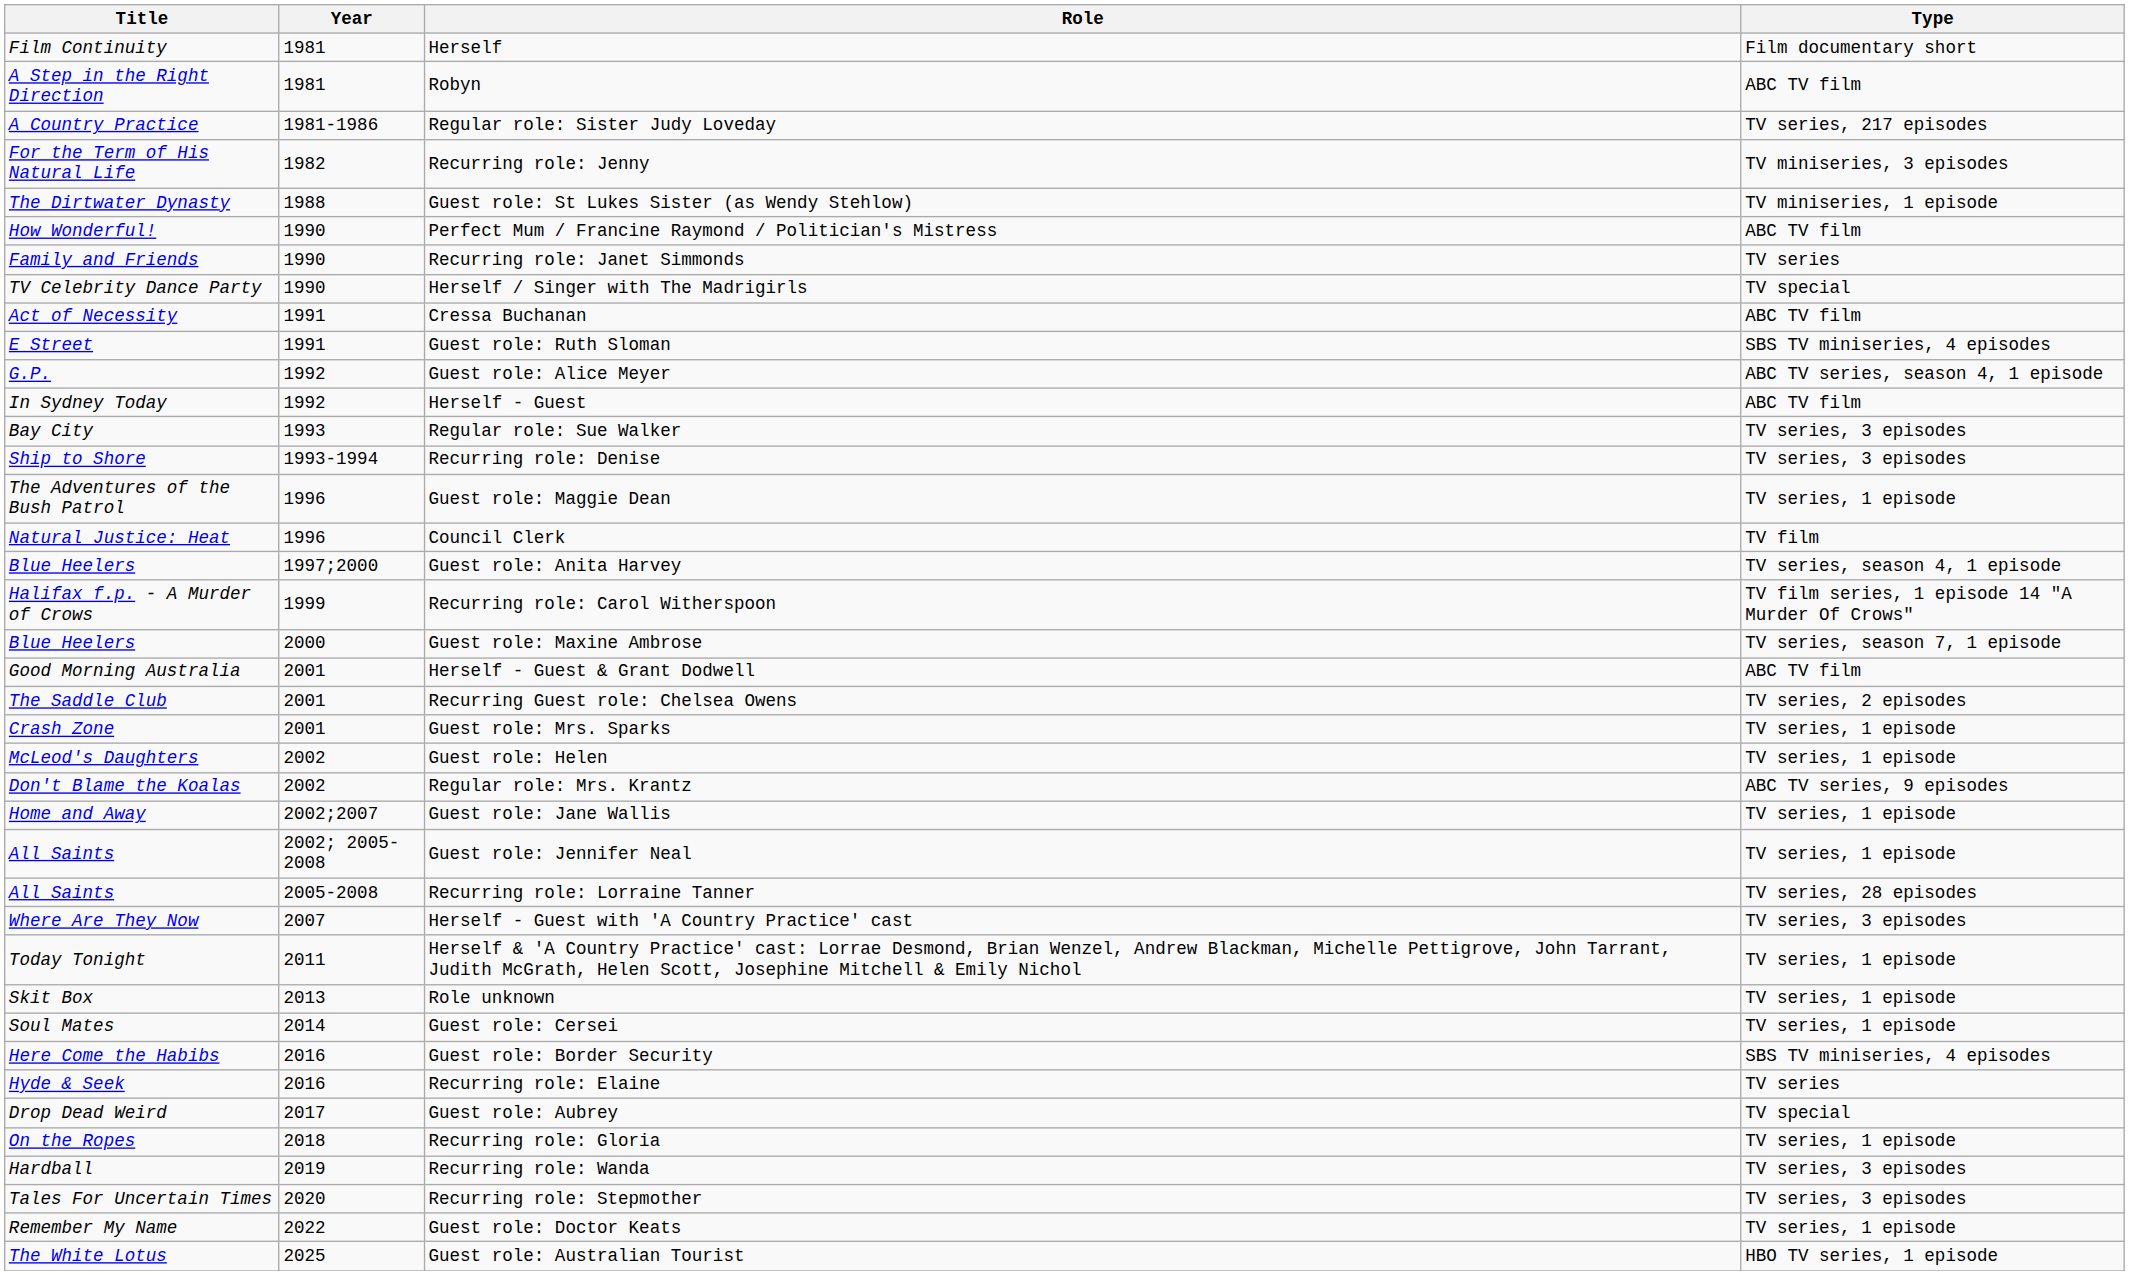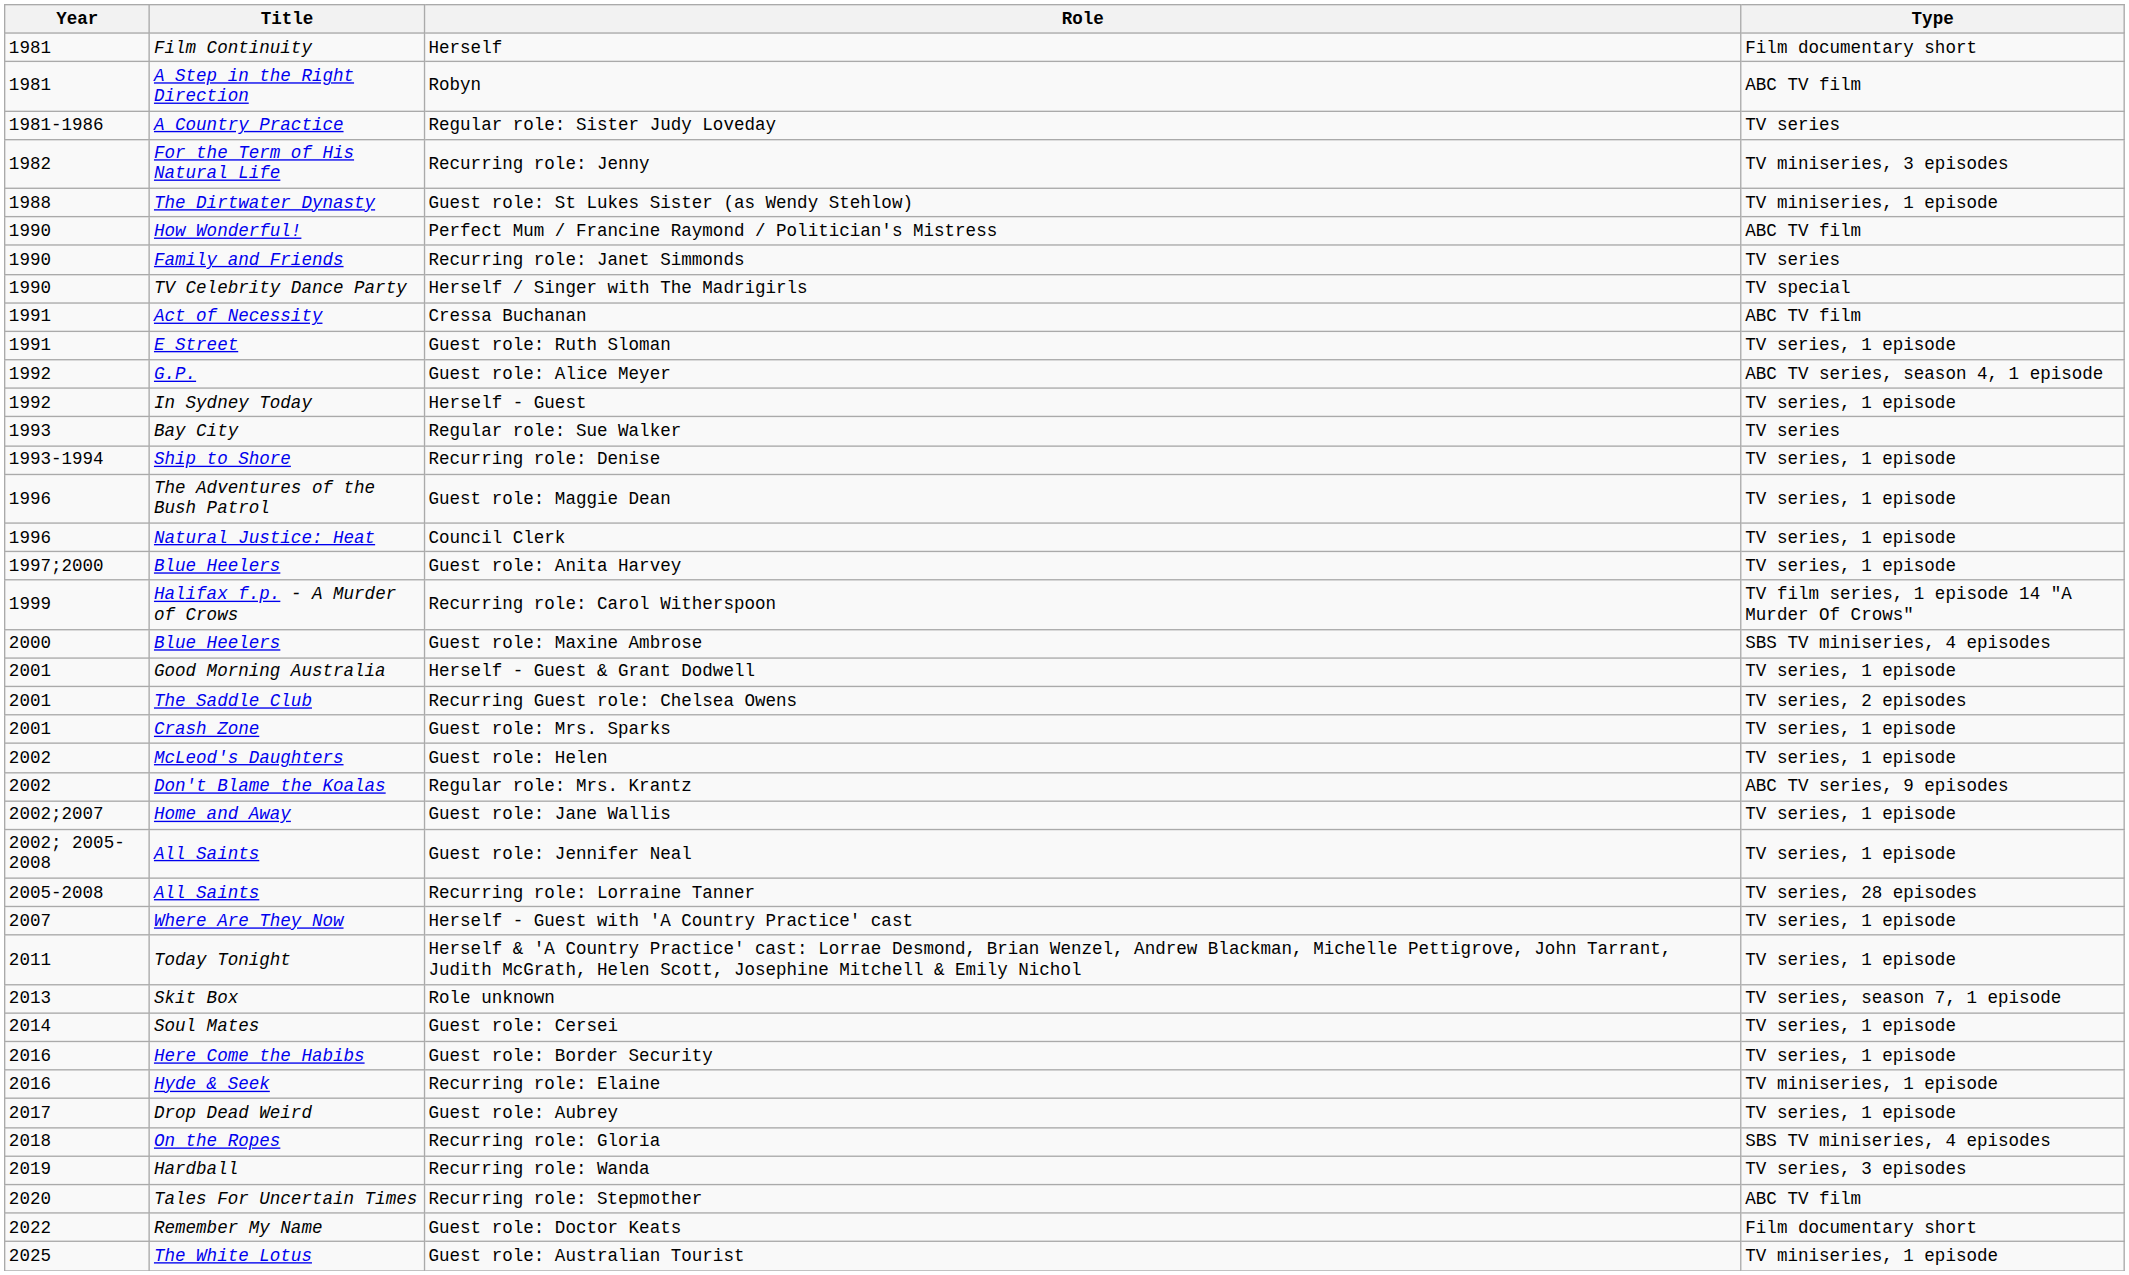columns swapped: (352, 19) <-> (142, 19)
(1866, 125) TV series, 217 episodes -> (1793, 125) TV series
(1898, 346) SBS TV miniseries, 4 episodes -> (1851, 346) TV series, 1 episode
(1803, 403) ABC TV film -> (1851, 403) TV series, 1 episode
(1856, 431) TV series, 3 episodes -> (1793, 431) TV series
(1856, 460) TV series, 3 episodes -> (1851, 460) TV series, 1 episode
(1782, 537) TV film -> (1851, 537) TV series, 1 episode
(1903, 566) TV series, season 4, 1 episode -> (1851, 566) TV series, 1 episode
(1903, 643) TV series, season 7, 1 episode -> (1898, 643) SBS TV miniseries, 4 episodes
(1803, 672) ABC TV film -> (1851, 672) TV series, 1 episode
(1856, 921) TV series, 3 episodes -> (1851, 921) TV series, 1 episode
(1851, 999) TV series, 1 episode -> (1903, 999) TV series, season 7, 1 episode
(1898, 1056) SBS TV miniseries, 4 episodes -> (1851, 1056) TV series, 1 episode
(1793, 1084) TV series -> (1872, 1084) TV miniseries, 1 episode
(1798, 1113) TV special -> (1851, 1113) TV series, 1 episode
(1851, 1142) TV series, 1 episode -> (1898, 1142) SBS TV miniseries, 4 episodes
(1856, 1199) TV series, 3 episodes -> (1803, 1199) ABC TV film
(1851, 1227) TV series, 1 episode -> (1861, 1227) Film documentary short
(1872, 1256) HBO TV series, 1 episode -> (1872, 1256) TV miniseries, 1 episode
